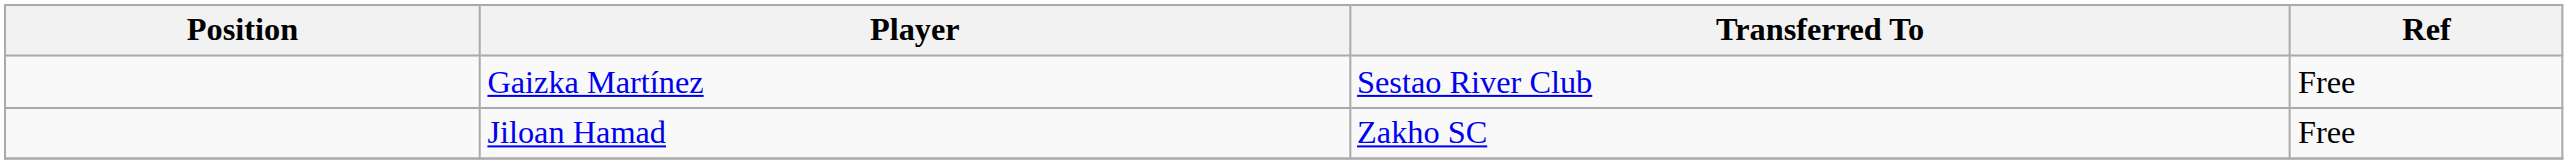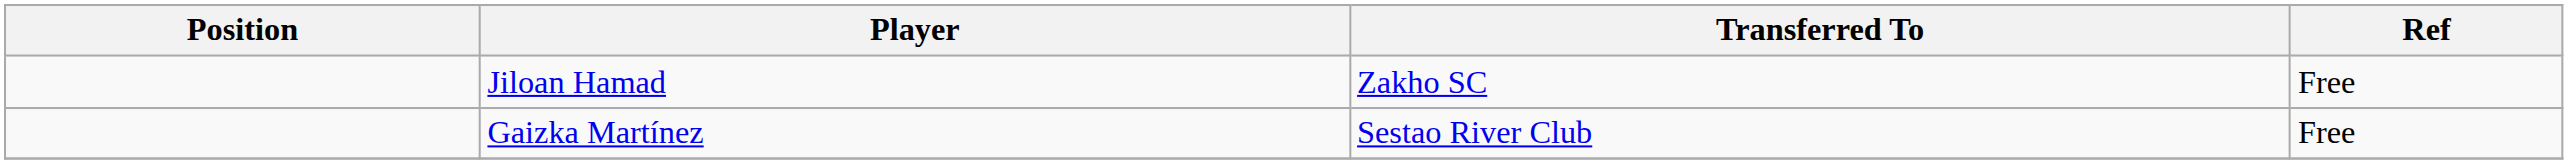rows swapped: (596, 81) <-> (577, 132)
